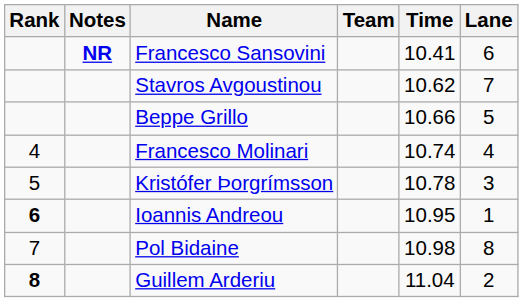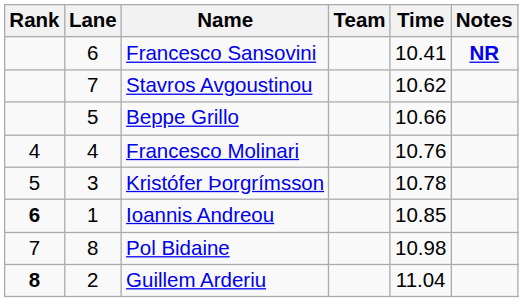columns swapped: (489, 20) <-> (97, 20)
(430, 150) 10.74 -> (421, 150) 10.76
(430, 215) 10.95 -> (421, 215) 10.85
